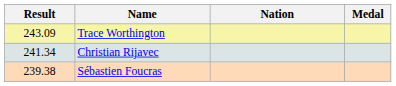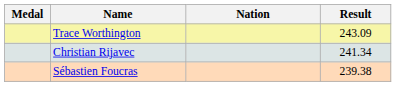columns swapped: (368, 14) <-> (40, 14)
